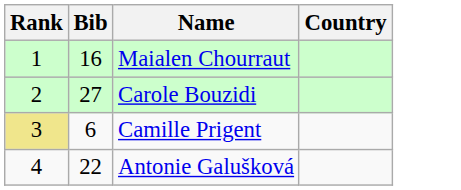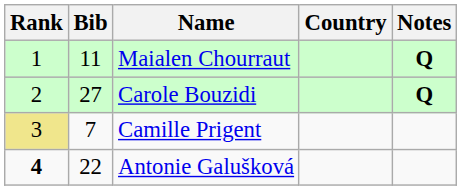+ column: (424, 22)
(91, 58) 16 -> (91, 58) 11
(91, 130) 6 -> (91, 130) 7
(36, 166) normal -> (36, 166) bold
